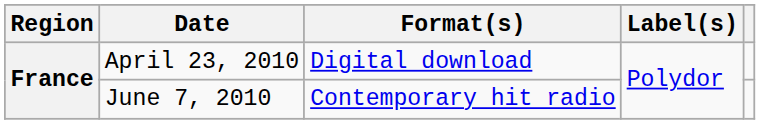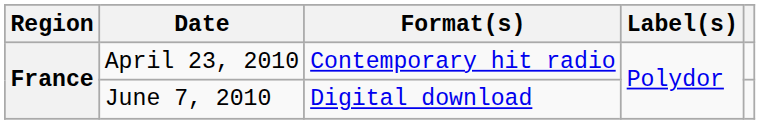(421, 61) Digital download -> (463, 61) Contemporary hit radio
(463, 99) Contemporary hit radio -> (421, 99) Digital download
